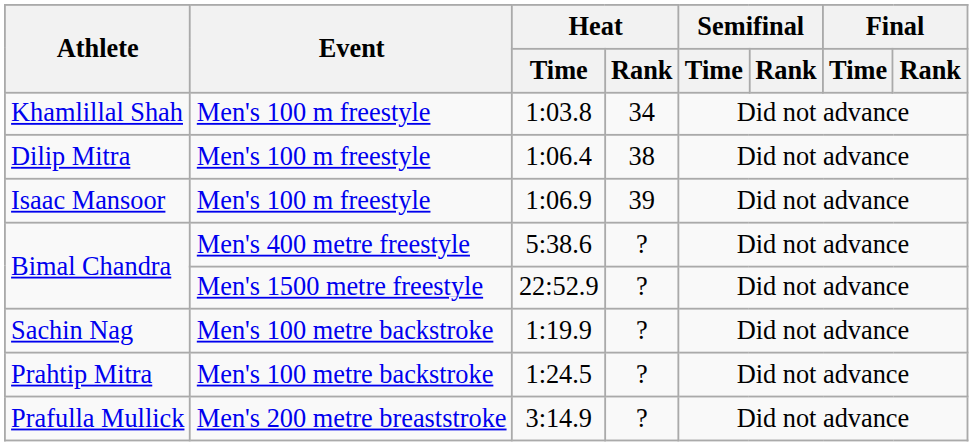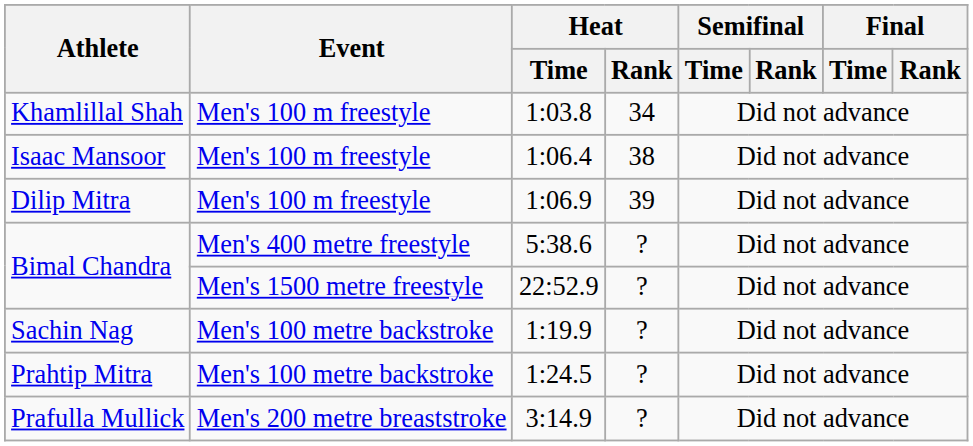(71, 157) Dilip Mitra -> (88, 157) Isaac Mansoor
(88, 200) Isaac Mansoor -> (71, 200) Dilip Mitra
